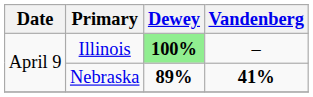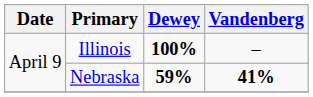(174, 48) lightgreen background -> (174, 48) no background
(174, 77) 89% -> (174, 77) 59%
